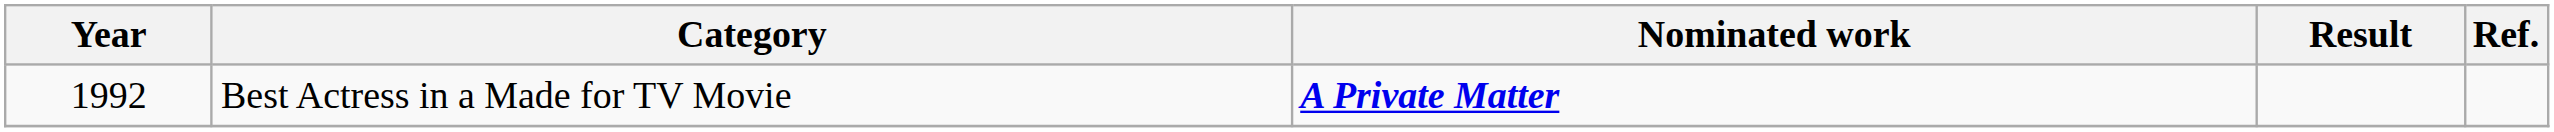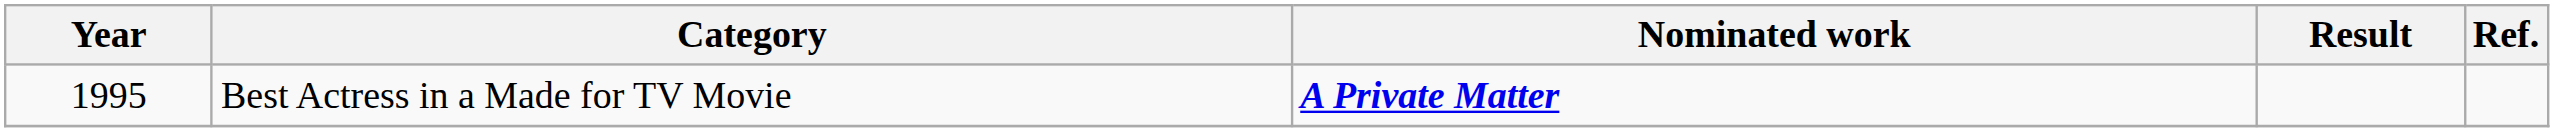(109, 94) 1992 -> (109, 94) 1995
